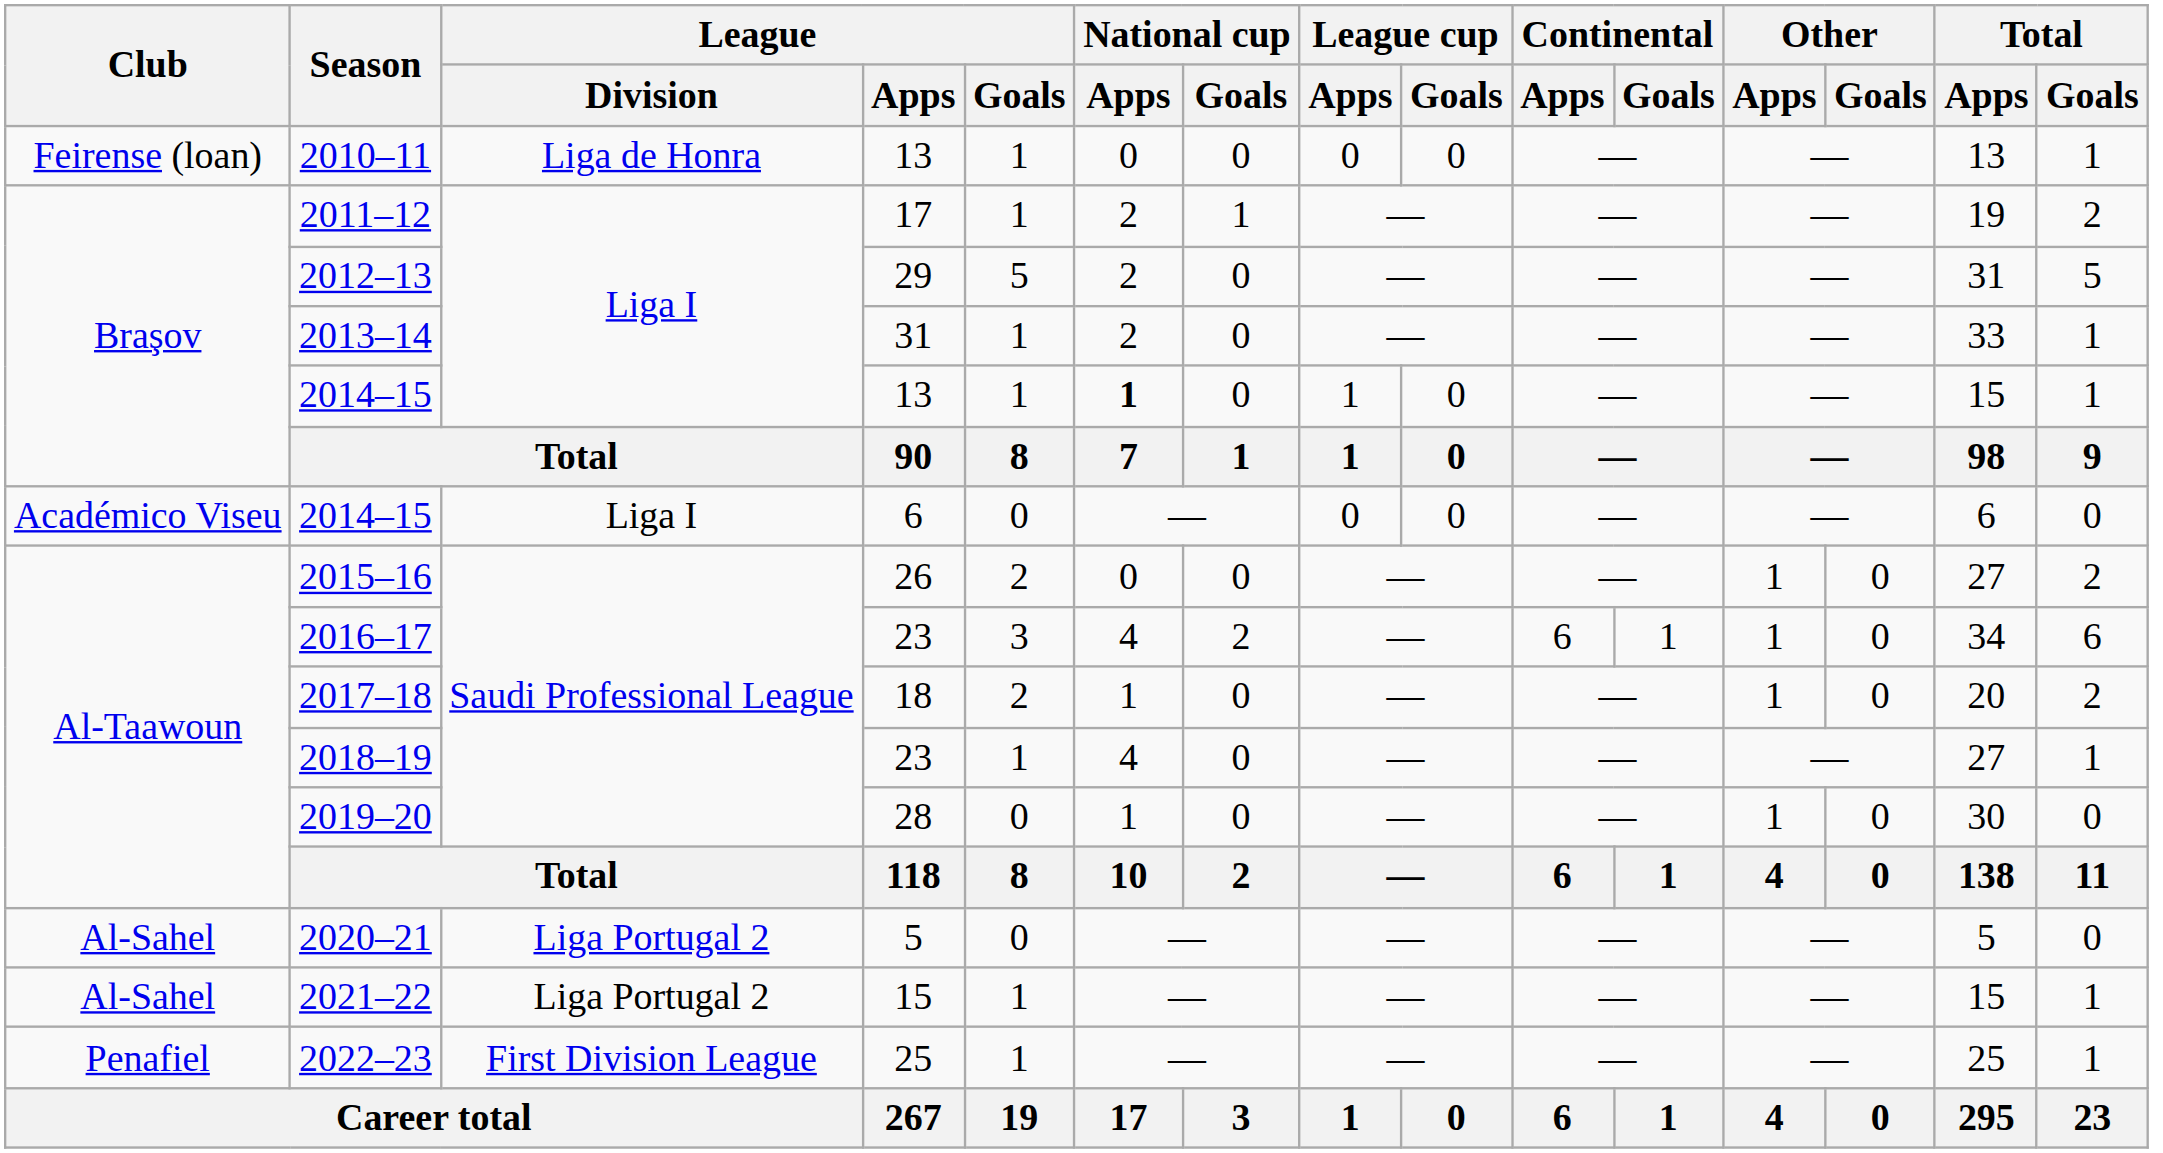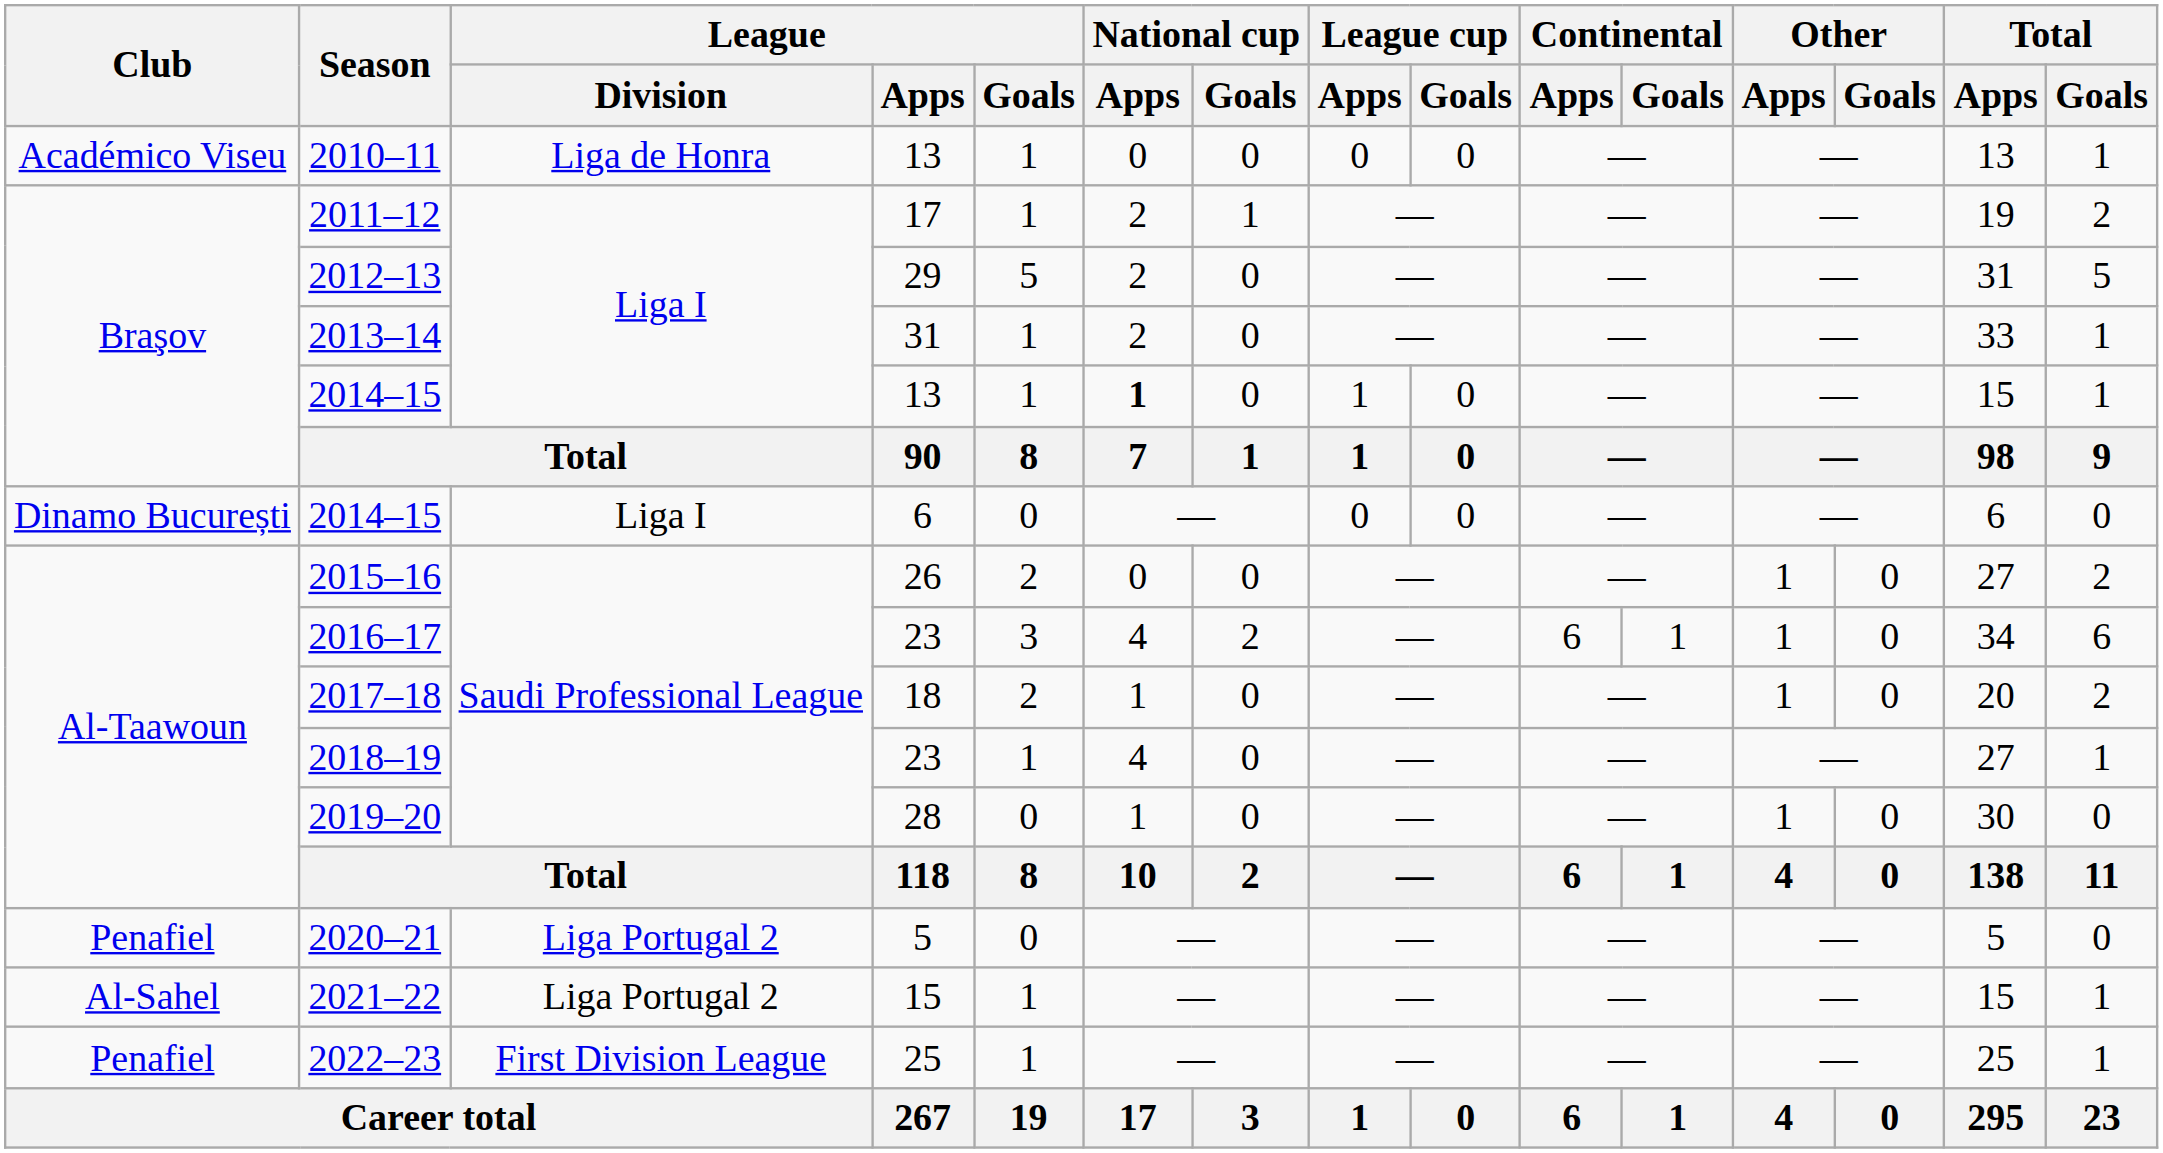(148, 154) Feirense (loan) -> (152, 154) Académico Viseu
(148, 515) Académico Viseu -> (152, 515) Dinamo București
(148, 936) Al-Sahel -> (152, 936) Penafiel
